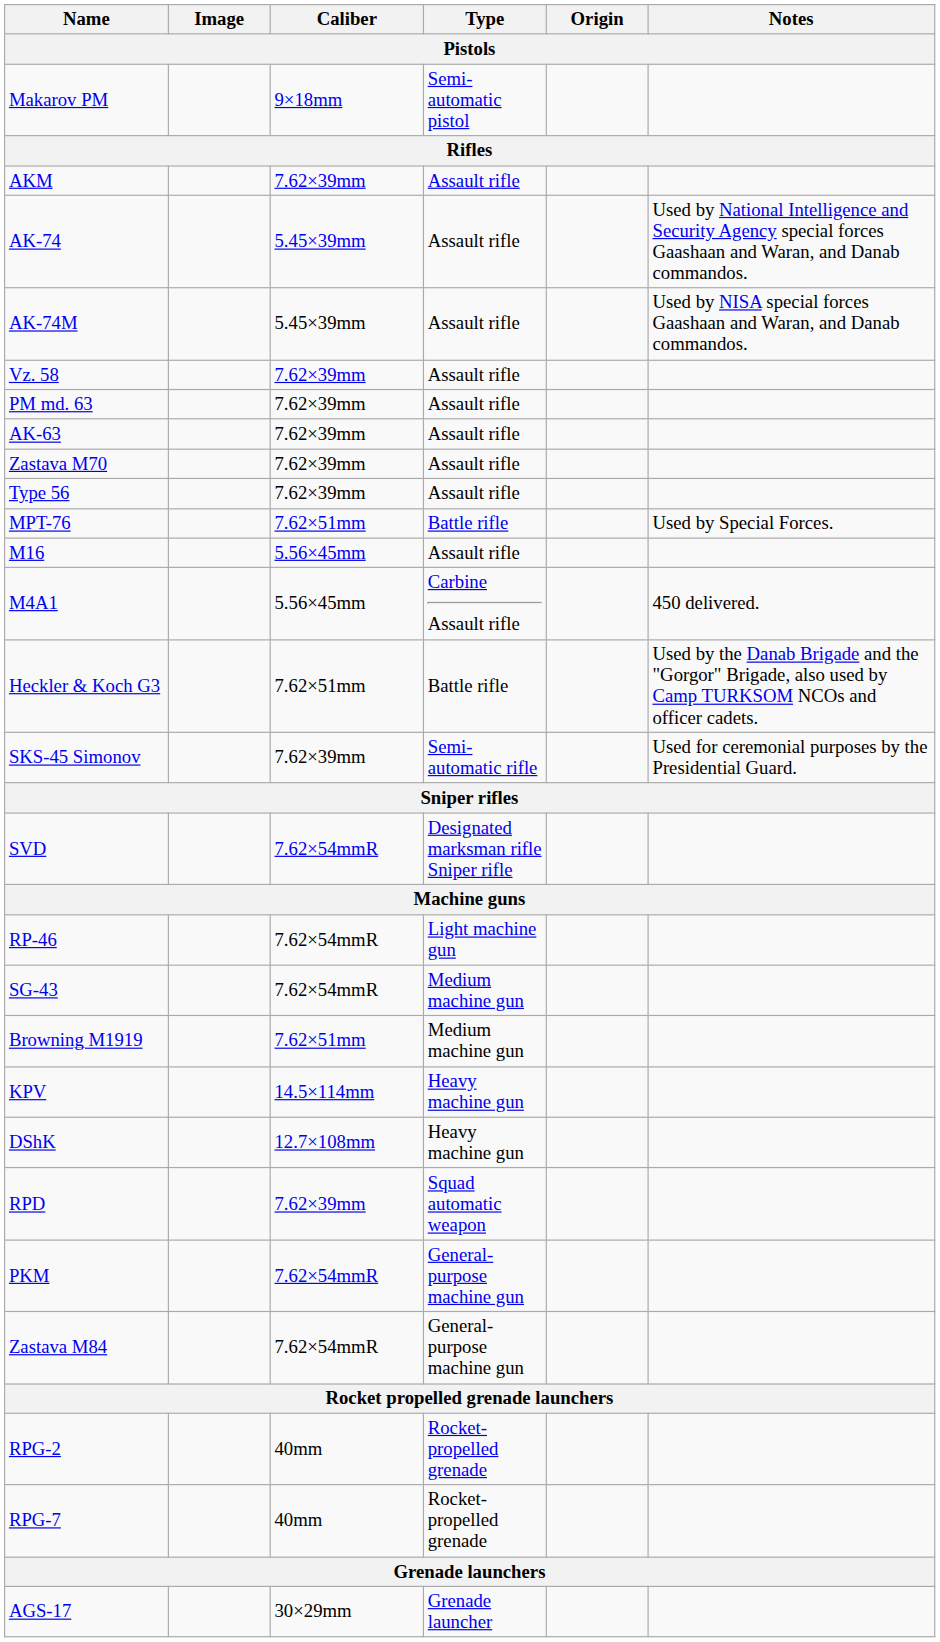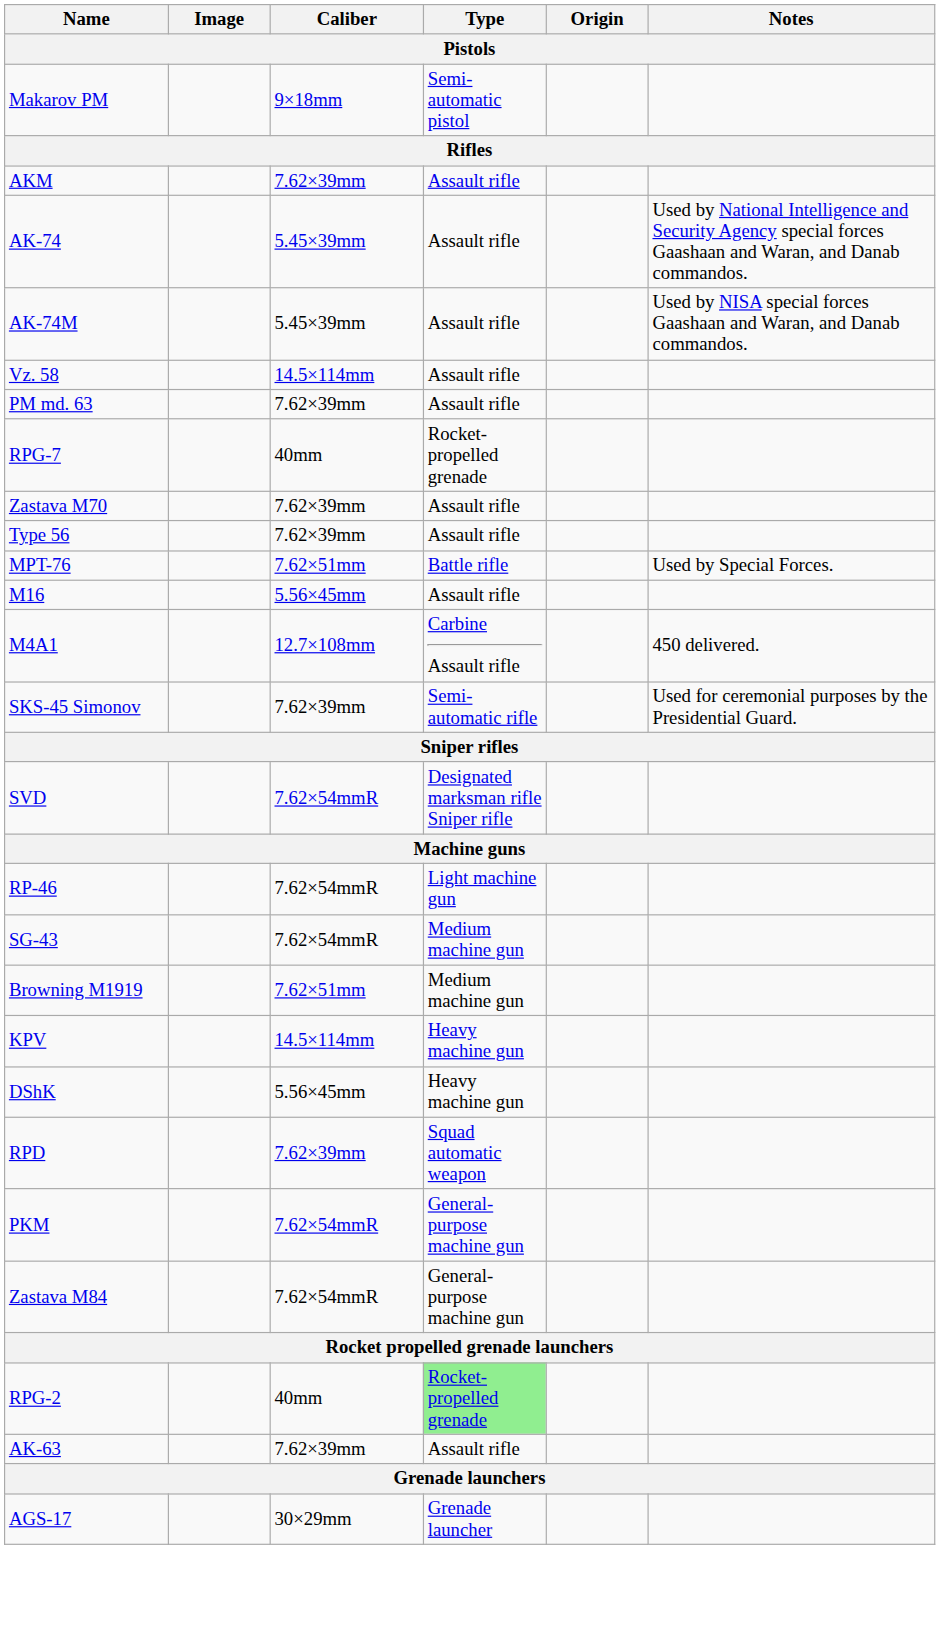(320, 374) 7.62×39mm -> (324, 374) 14.5×114mm
rows swapped: (35, 433) <-> (35, 1520)
(320, 603) 5.56×45mm -> (325, 645) 12.7×108mm
- row: (85, 685)
(325, 1142) 12.7×108mm -> (320, 1091) 5.56×45mm
(463, 1448) no background -> (463, 1398) lightgreen background
